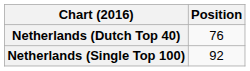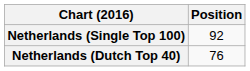rows swapped: (96, 35) <-> (96, 55)
